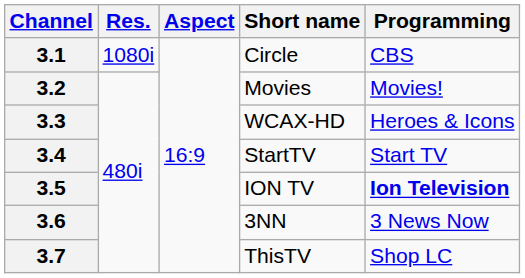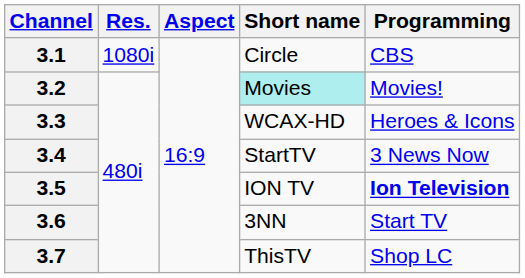(278, 88) no background -> (278, 88) paleturquoise background
(409, 155) Start TV -> (429, 155) 3 News Now
(429, 222) 3 News Now -> (409, 222) Start TV
